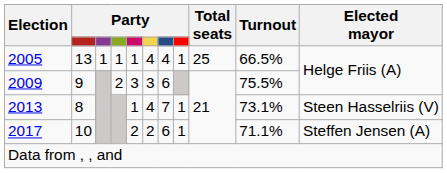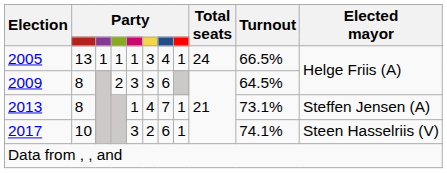(150, 58) 4 -> (150, 58) 3
(201, 58) 25 -> (201, 58) 24
(79, 82) 9 -> (79, 82) 8
(261, 82) 75.5% -> (261, 82) 64.5%
(371, 107) Steen Hasselriis (V) -> (367, 107) Steffen Jensen (A)
(135, 131) 2 -> (135, 131) 3
(261, 131) 71.1% -> (261, 131) 74.1%
(367, 131) Steffen Jensen (A) -> (371, 131) Steen Hasselriis (V)
